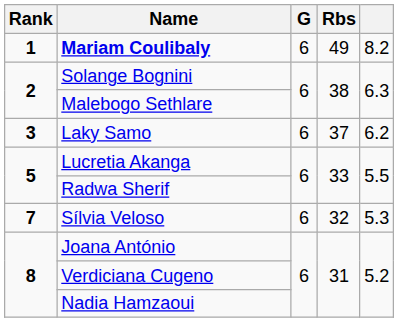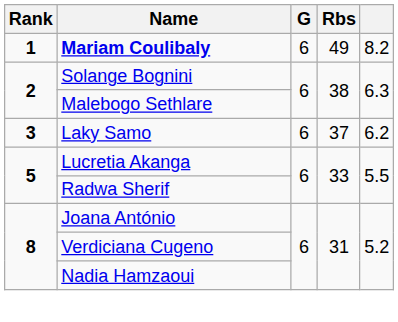- row: (113, 218)
